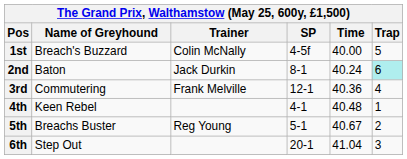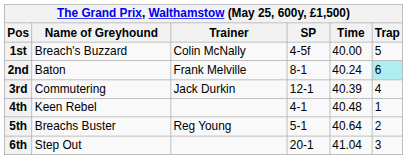(204, 70) Jack Durkin -> (210, 70) Frank Melville
(210, 88) Frank Melville -> (204, 88) Jack Durkin
(347, 88) 40.36 -> (347, 88) 40.39
(347, 126) 40.67 -> (347, 126) 40.64
